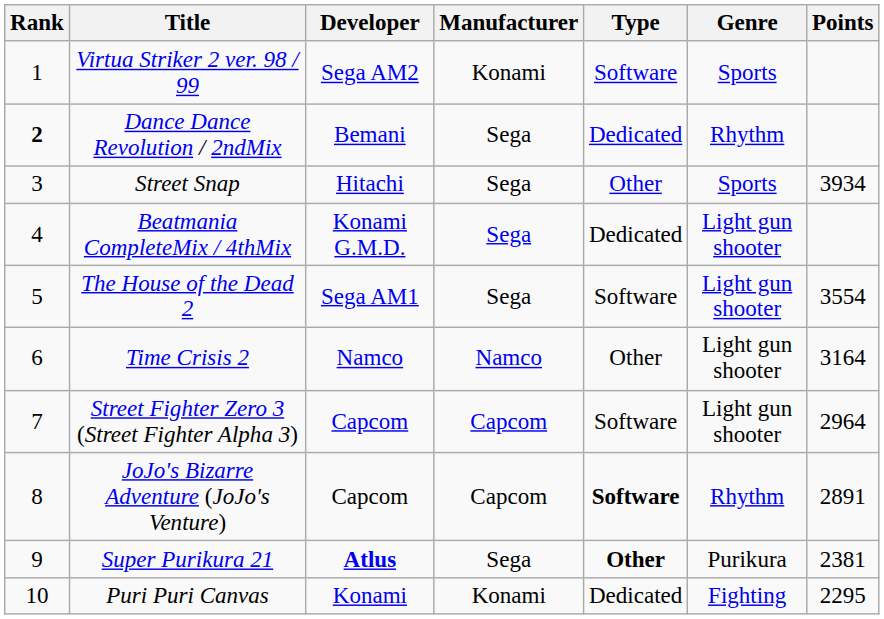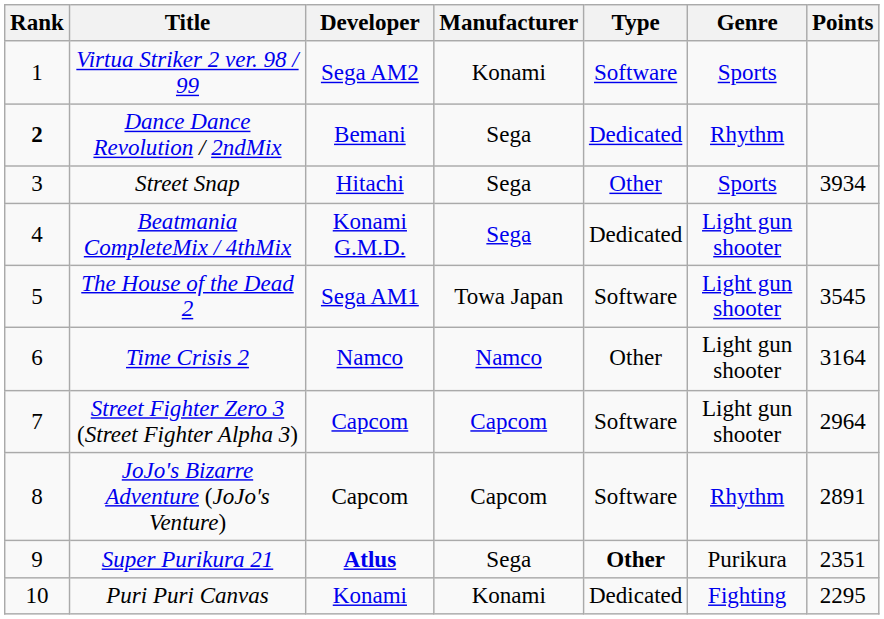(509, 296) Sega -> (509, 296) Towa Japan
(843, 296) 3554 -> (843, 296) 3545
(636, 496) bold -> (636, 496) normal
(843, 558) 2381 -> (843, 558) 2351
